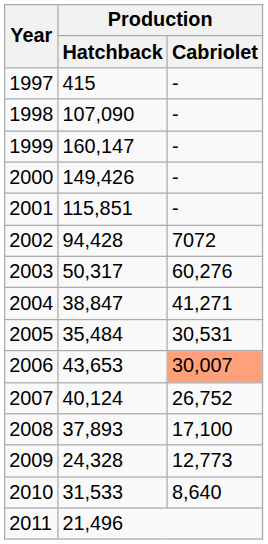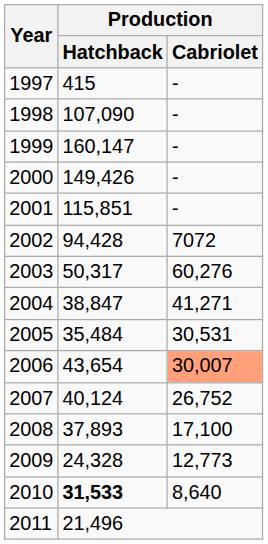(93, 366) 43,653 -> (93, 366) 43,654
(93, 492) normal -> (93, 492) bold
